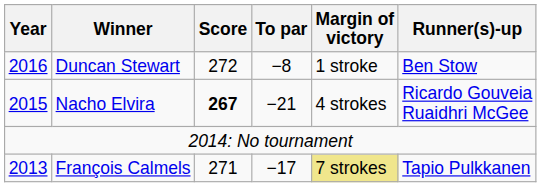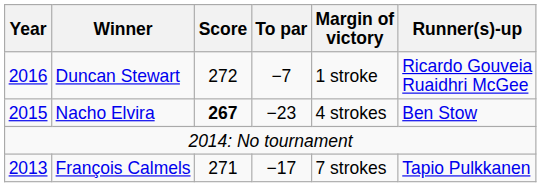(281, 66) −8 -> (281, 76) −7
(440, 66) Ben Stow -> (467, 76) Ricardo Gouveia Ruaidhri McGee
(281, 103) −21 -> (281, 113) −23
(467, 103) Ricardo Gouveia Ruaidhri McGee -> (440, 113) Ben Stow
(351, 168) khaki background -> (351, 168) no background
